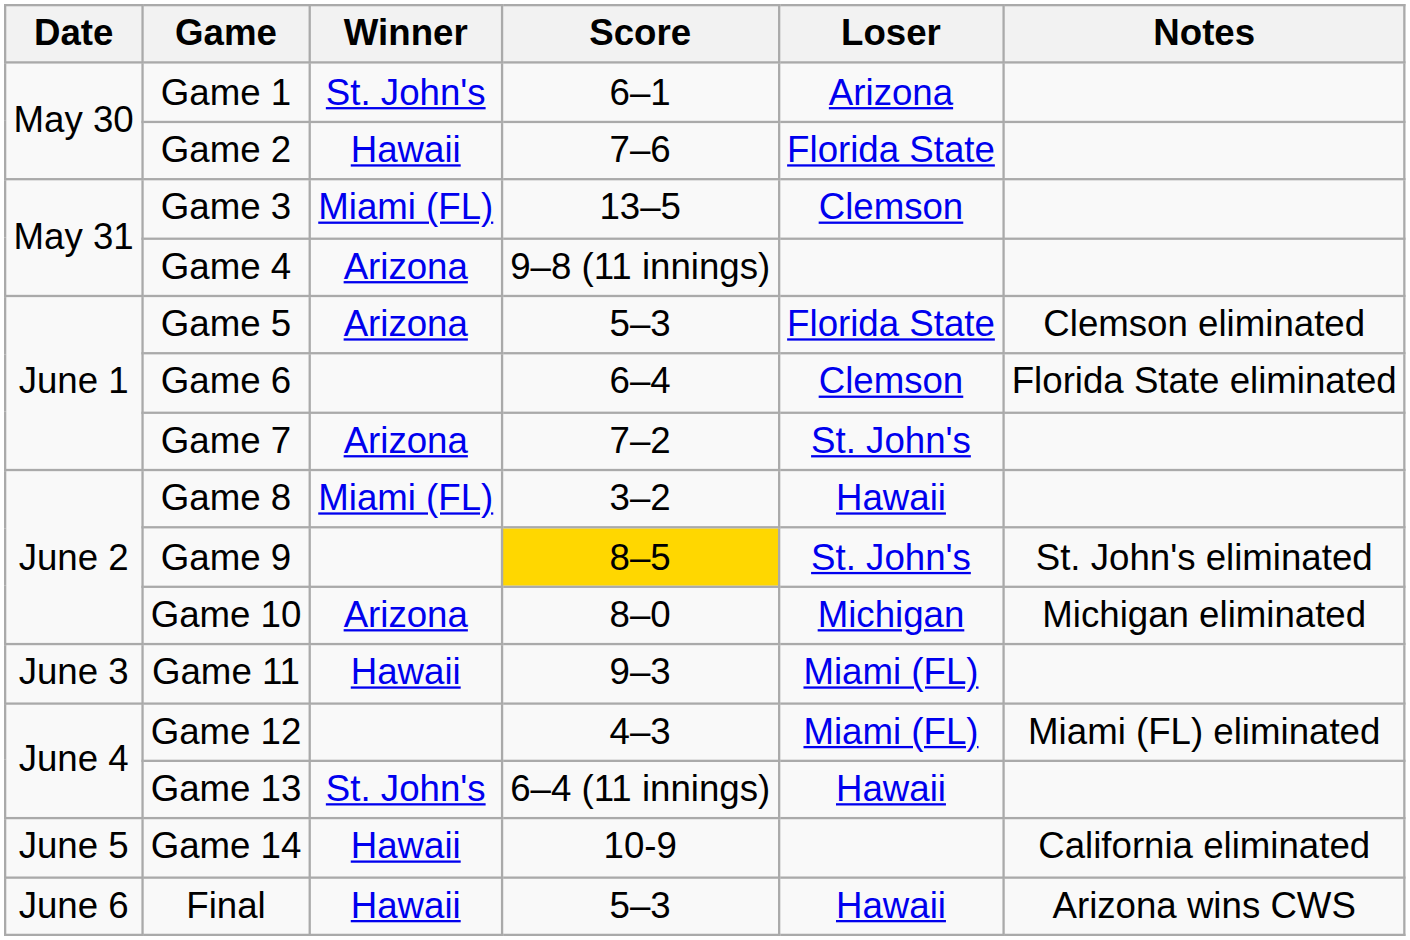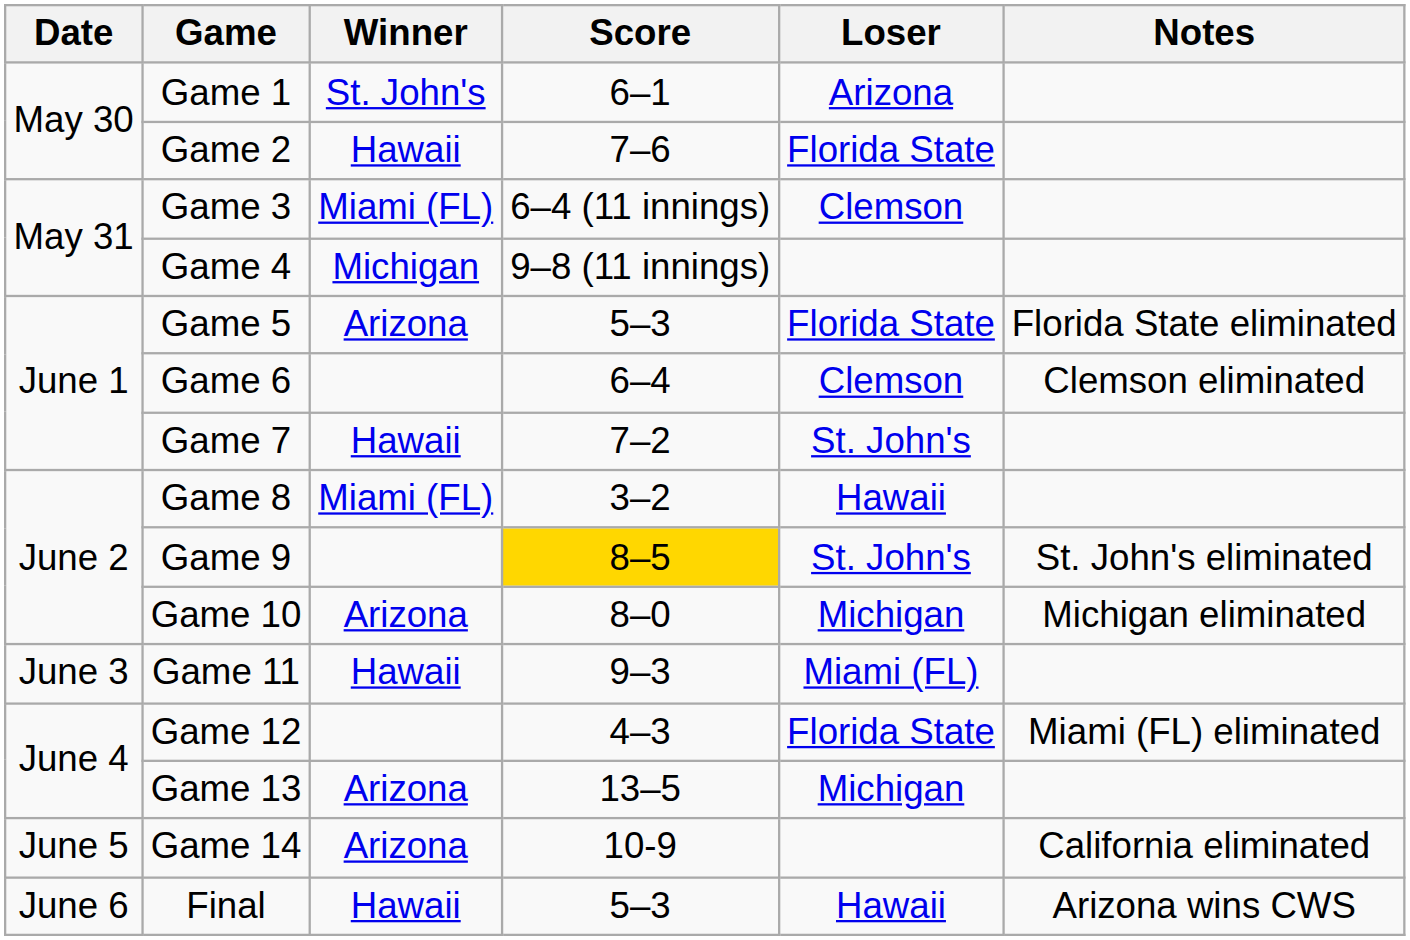(640, 207) 13–5 -> (640, 207) 6–4 (11 innings)
(406, 265) Arizona -> (406, 265) Michigan
(1204, 324) Clemson eliminated -> (1204, 324) Florida State eliminated
(1204, 382) Florida State eliminated -> (1204, 382) Clemson eliminated
(406, 440) Arizona -> (406, 440) Hawaii
(891, 730) Miami (FL) -> (891, 730) Florida State
(406, 788) St. John's -> (406, 788) Arizona
(640, 788) 6–4 (11 innings) -> (640, 788) 13–5
(891, 788) Hawaii -> (891, 788) Michigan
(406, 847) Hawaii -> (406, 847) Arizona
